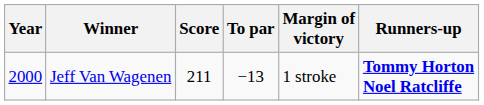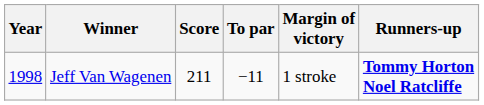(25, 76) 2000 -> (25, 76) 1998
(251, 76) −13 -> (251, 76) −11
